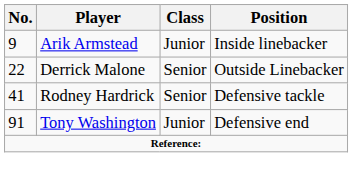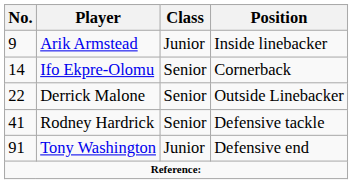+ row: (97, 69)
